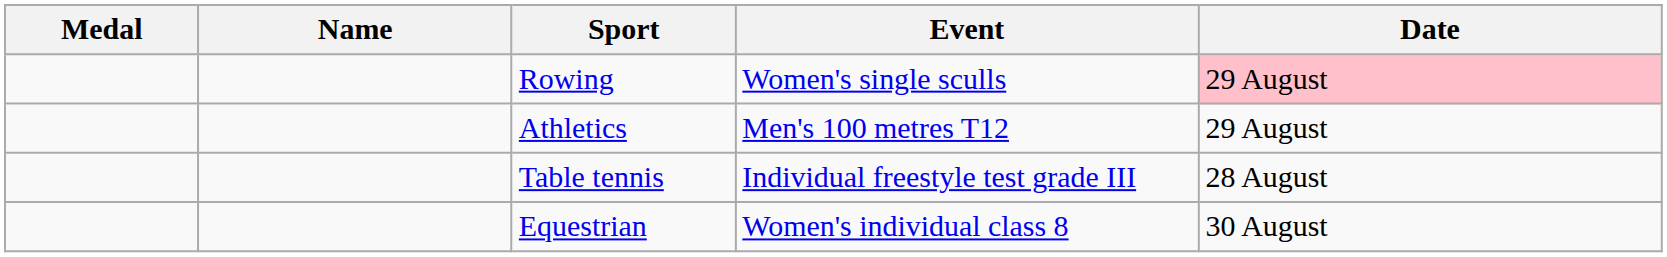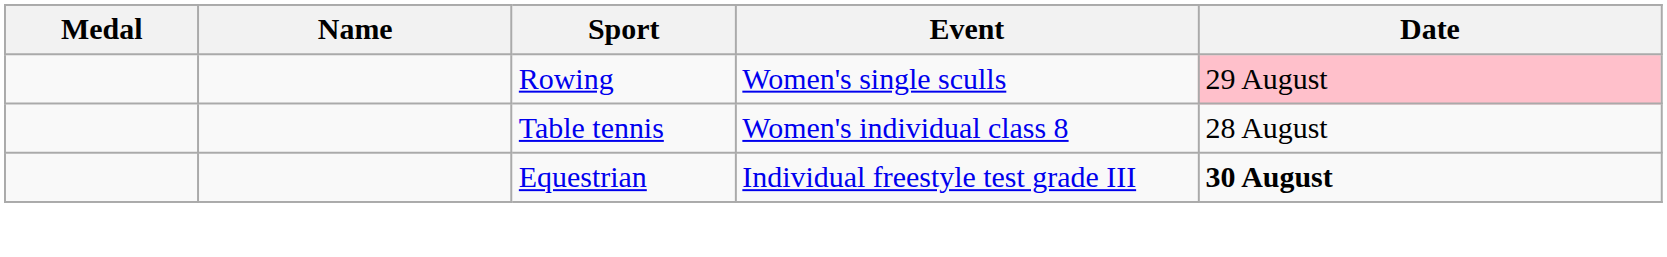- row: (573, 128)
(939, 177) Individual freestyle test grade III -> (905, 128) Women's individual class 8
(905, 226) Women's individual class 8 -> (939, 177) Individual freestyle test grade III
(1267, 226) normal -> (1269, 177) bold
